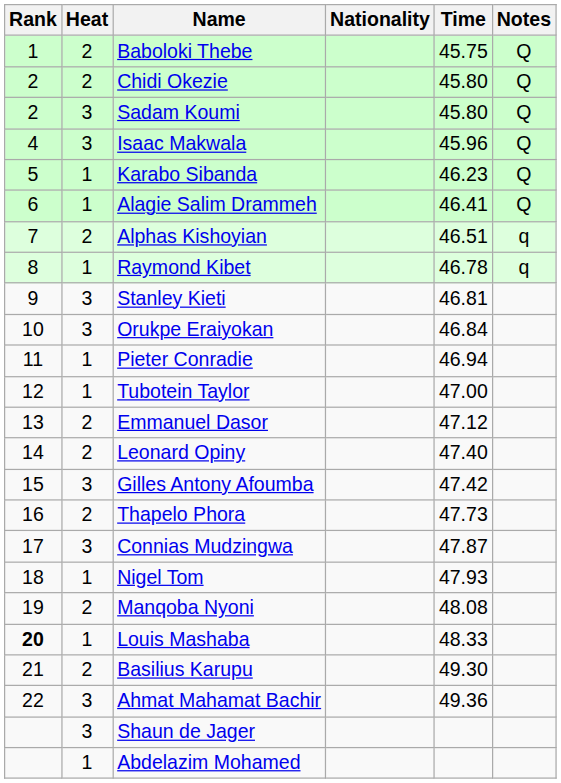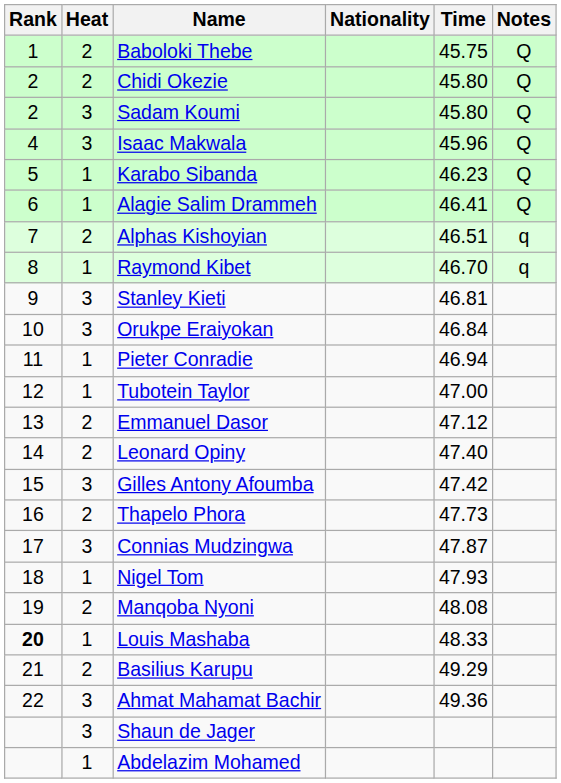(463, 267) 46.78 -> (463, 267) 46.70
(463, 670) 49.30 -> (463, 670) 49.29
